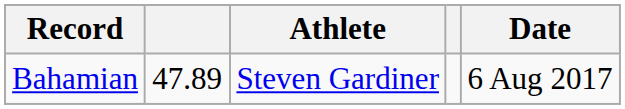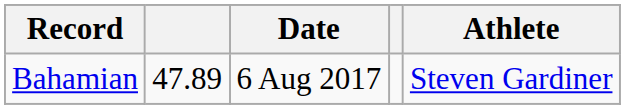columns swapped: (338, 29) <-> (540, 29)
